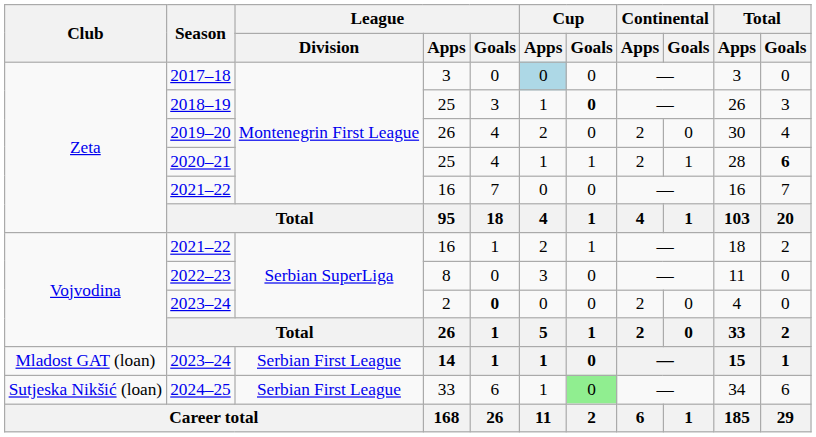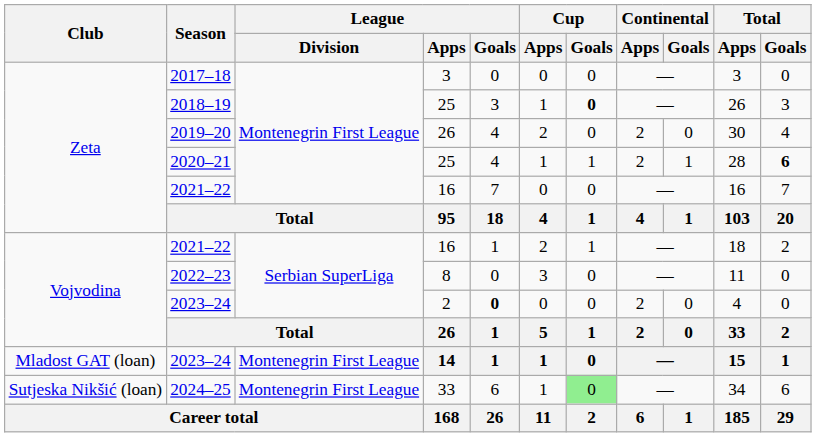(543, 76) lightblue background -> (543, 76) no background
(329, 361) Serbian First League -> (329, 361) Montenegrin First League
(329, 389) Serbian First League -> (329, 389) Montenegrin First League
